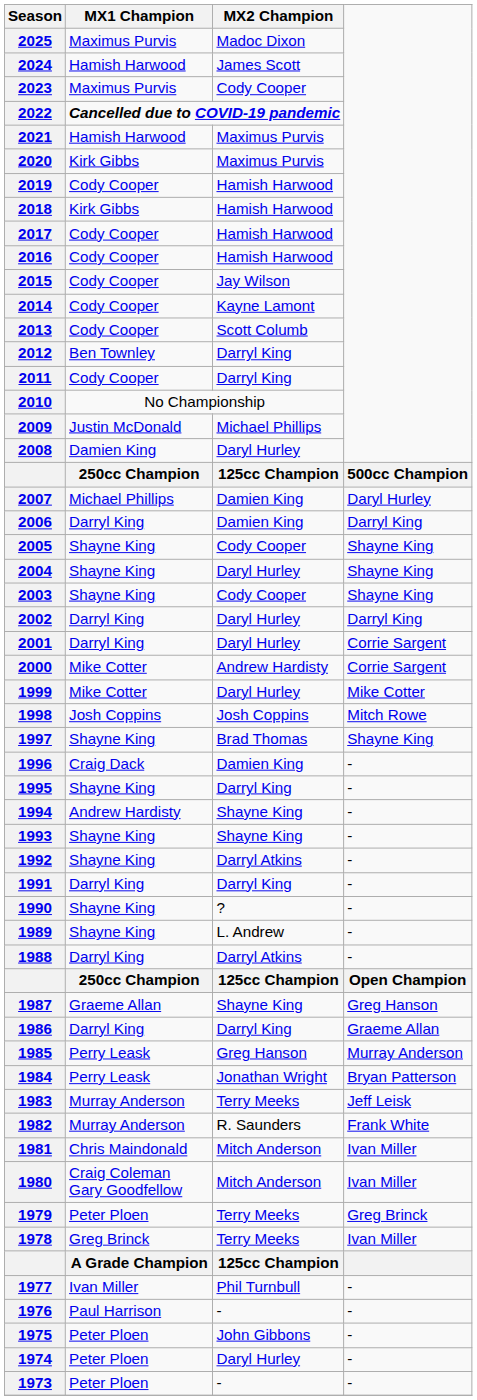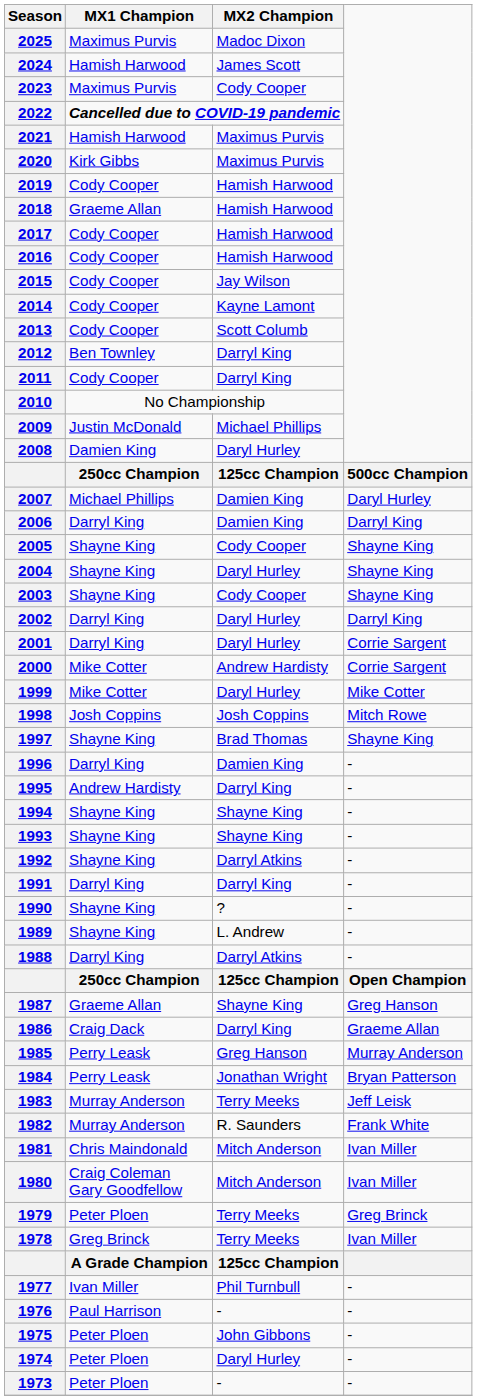(104, 209) Kirk Gibbs -> (115, 209) Graeme Allan
(107, 763) Craig Dack -> (107, 763) Darryl King
(112, 787) Shayne King -> (125, 787) Andrew Hardisty
(125, 812) Andrew Hardisty -> (112, 812) Shayne King
(107, 1029) Darryl King -> (107, 1029) Craig Dack
